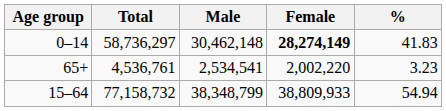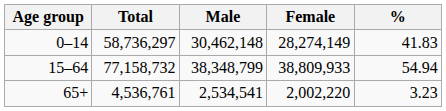(314, 42) bold -> (314, 42) normal
rows swapped: (68, 93) <-> (76, 67)
